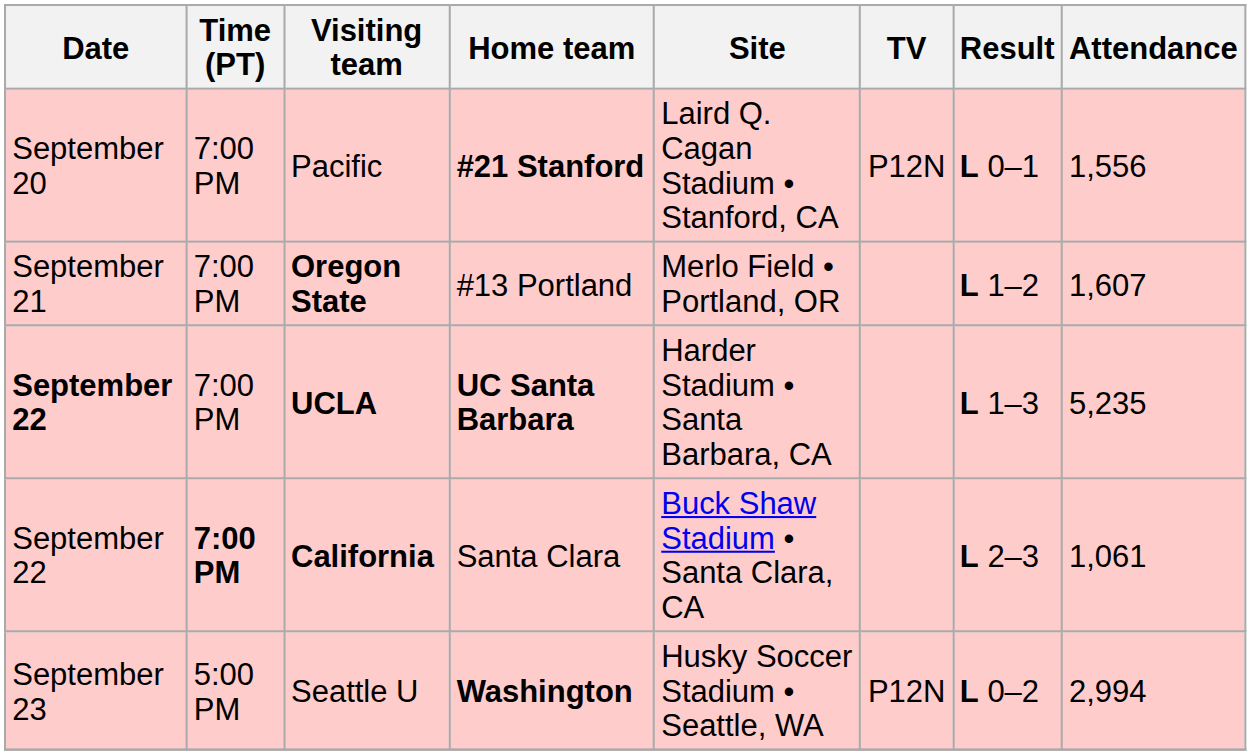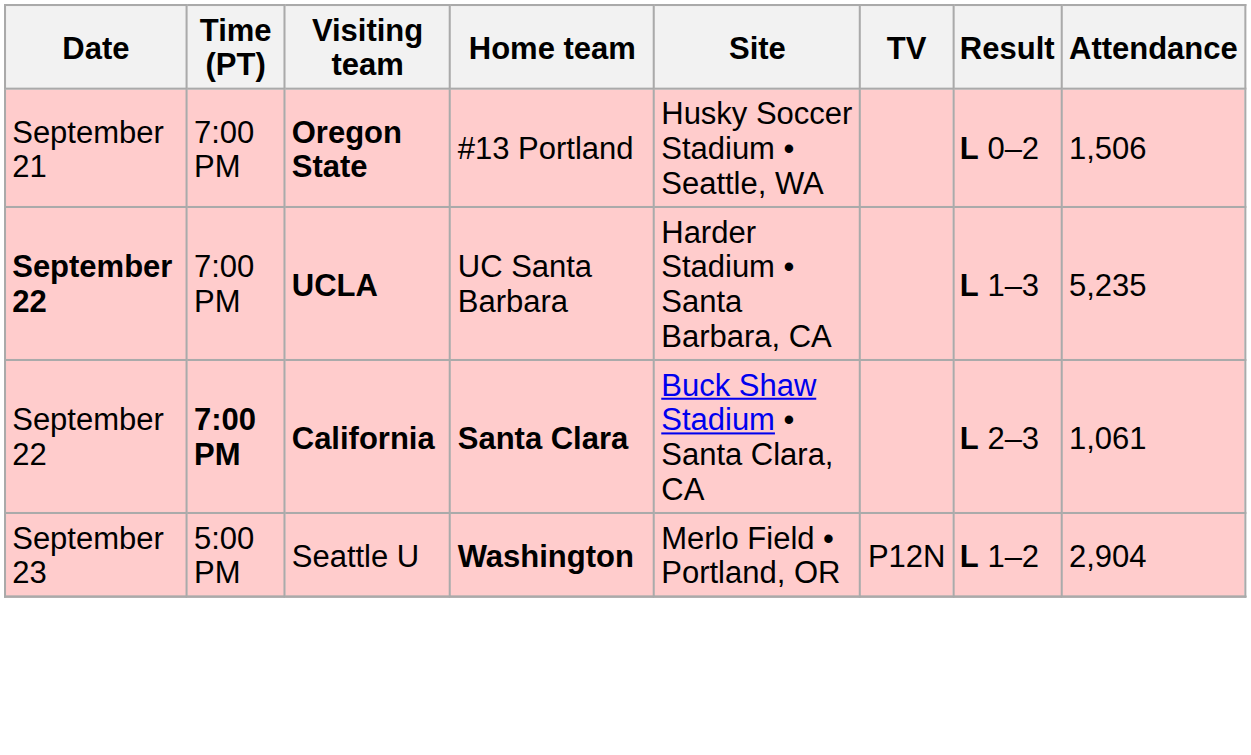- row: (337, 166)
(751, 284) Merlo Field • Portland, OR -> (757, 148) Husky Soccer Stadium • Seattle, WA
(999, 284) L 1–2 -> (999, 148) L 0–2
(1108, 284) 1,607 -> (1108, 148) 1,506
(525, 402) bold -> (525, 284) normal
(538, 556) normal -> (543, 437) bold
(757, 691) Husky Soccer Stadium • Seattle, WA -> (751, 556) Merlo Field • Portland, OR
(999, 691) L 0–2 -> (999, 556) L 1–2
(1108, 691) 2,994 -> (1108, 556) 2,904
